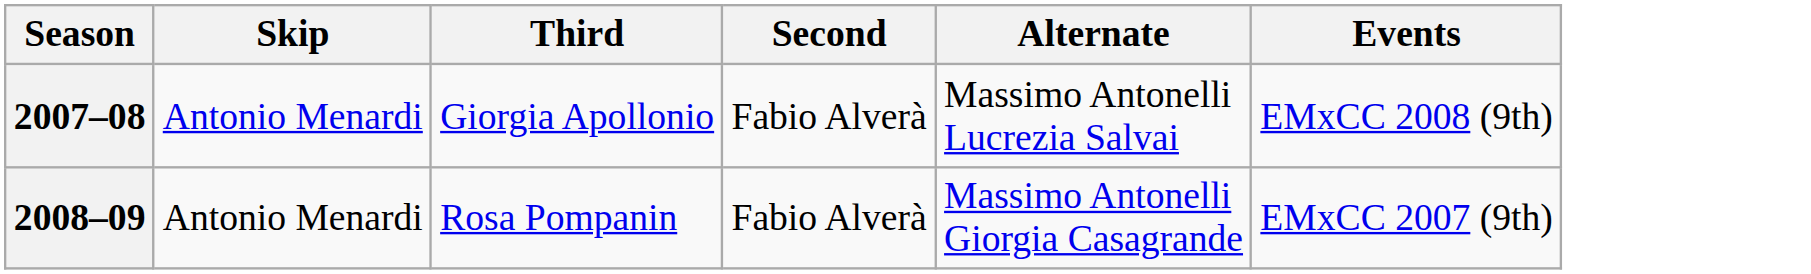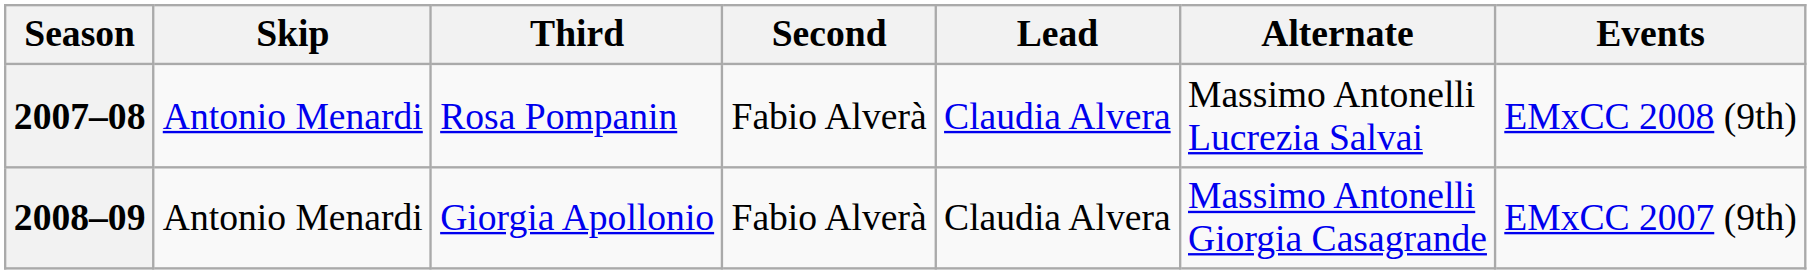+ column: (1057, 34)
(577, 115) Giorgia Apollonio -> (559, 115) Rosa Pompanin
(559, 217) Rosa Pompanin -> (577, 217) Giorgia Apollonio
